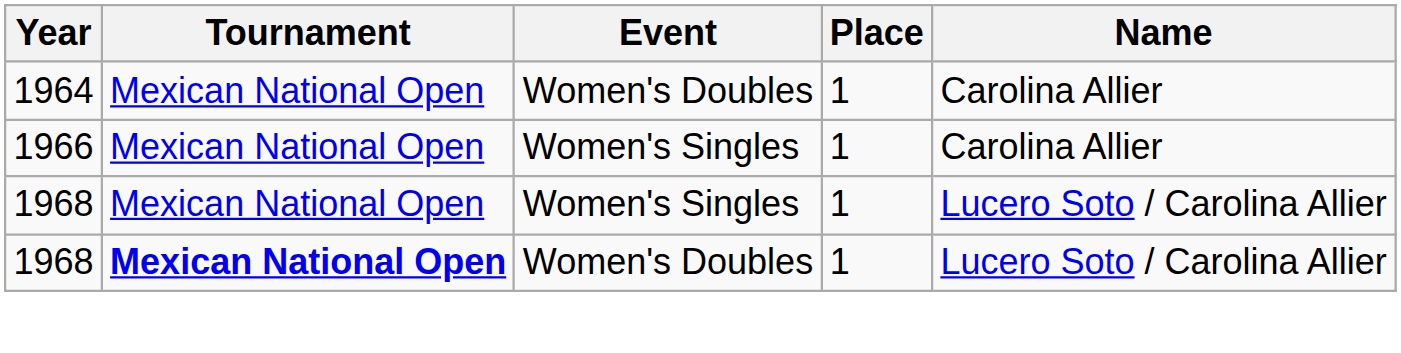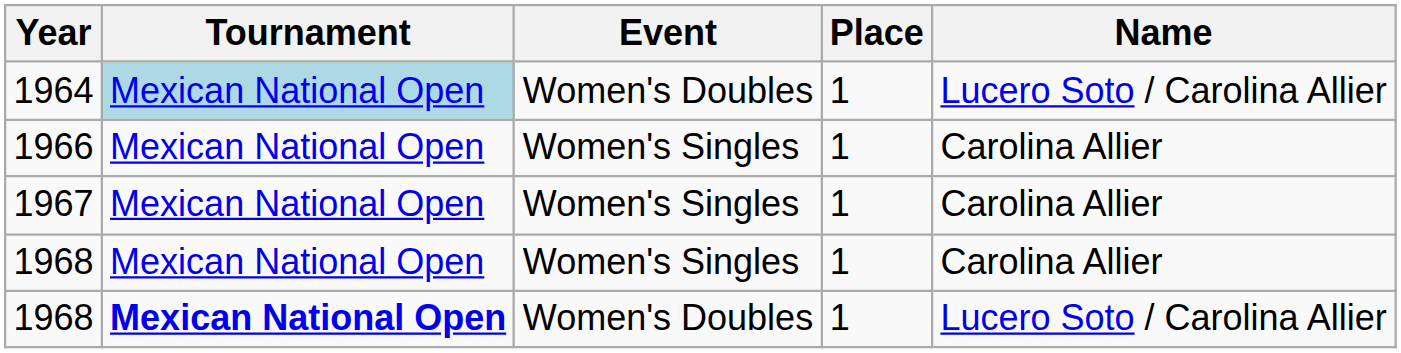(297, 90) no background -> (297, 90) lightblue background
(1051, 90) Carolina Allier -> (1164, 90) Lucero Soto / Carolina Allier
+ row: (53, 204)
(1164, 204) Lucero Soto / Carolina Allier -> (1051, 261) Carolina Allier
